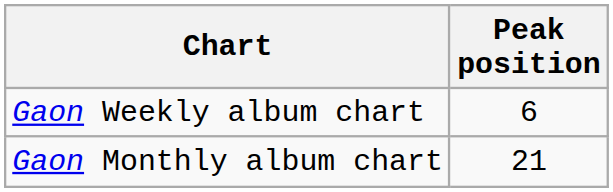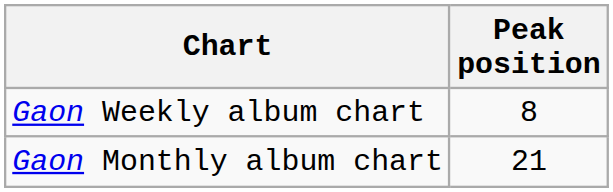(529, 113) 6 -> (529, 113) 8
